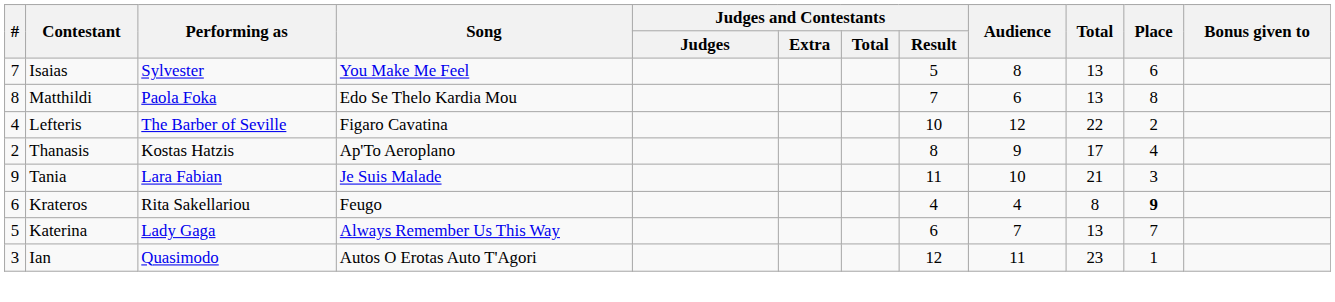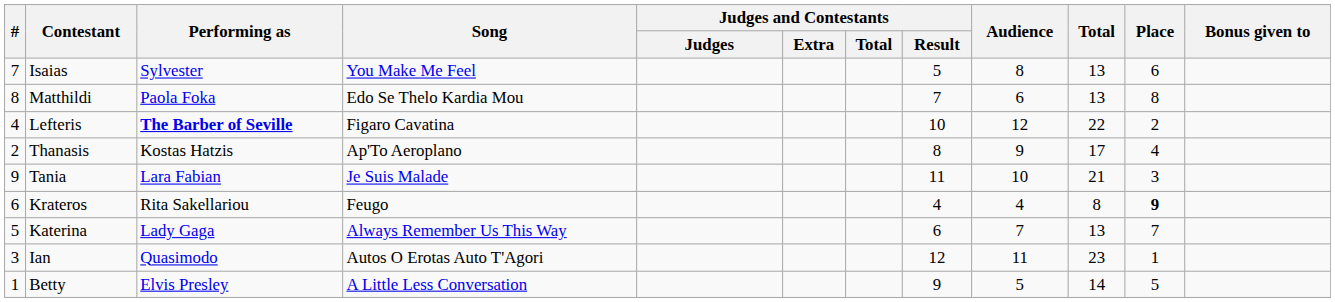(214, 124) normal -> (216, 124) bold
+ row: (47, 284)
